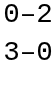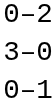+ row: (28, 91)
